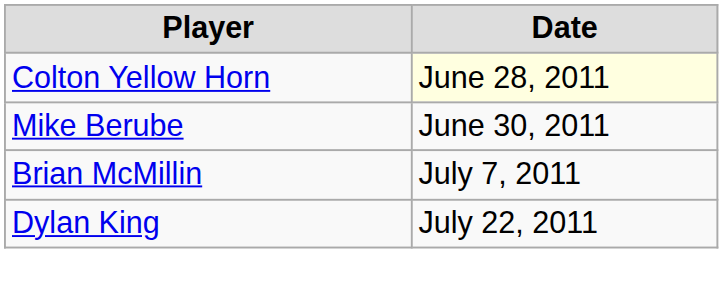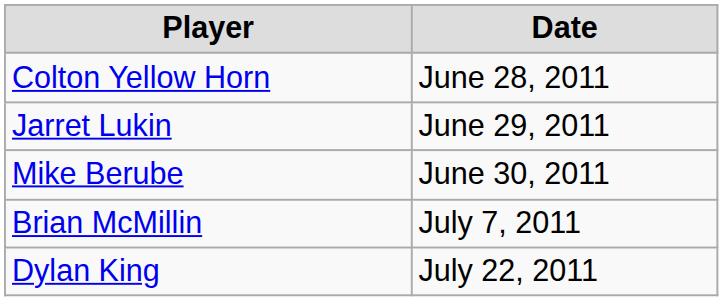(514, 77) lightyellow background -> (514, 77) no background
+ row: (92, 125)
